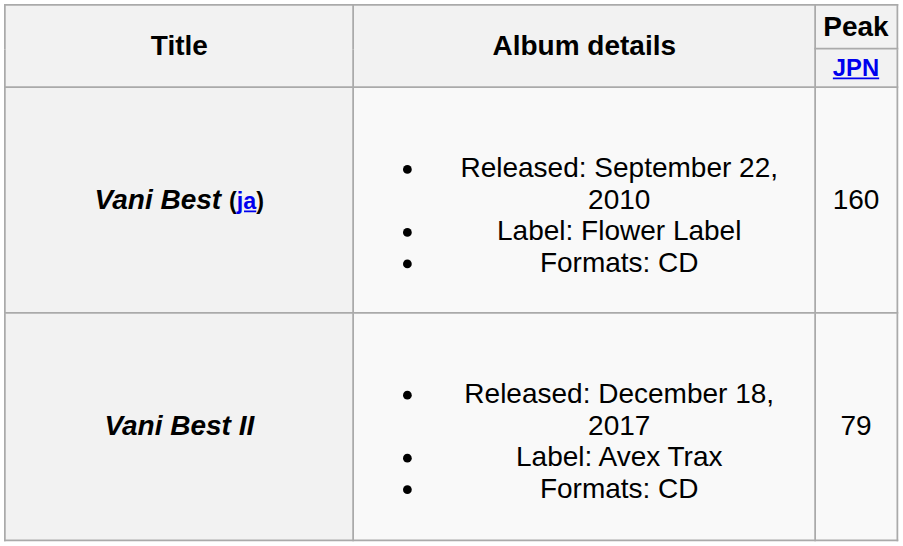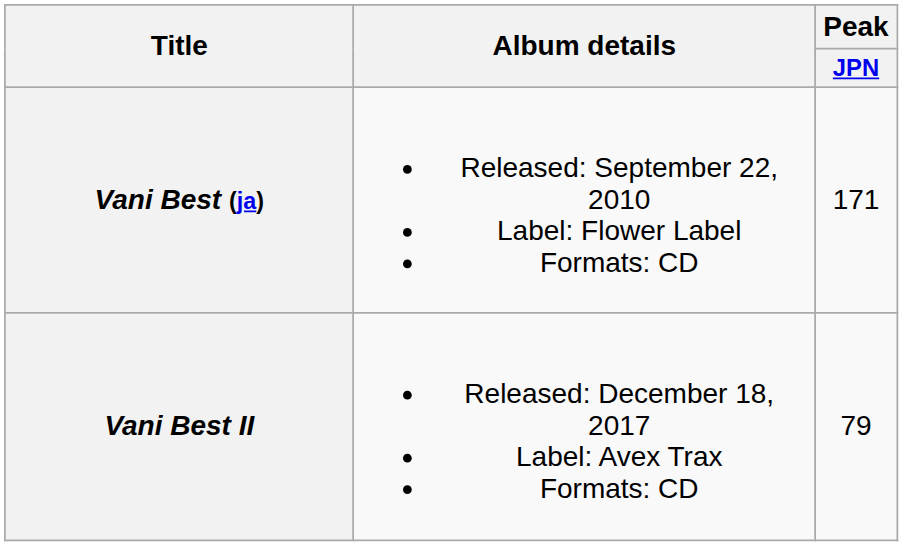(856, 199) 160 -> (856, 199) 171
